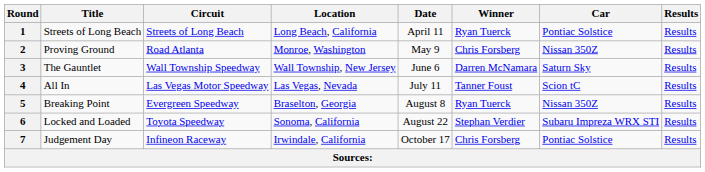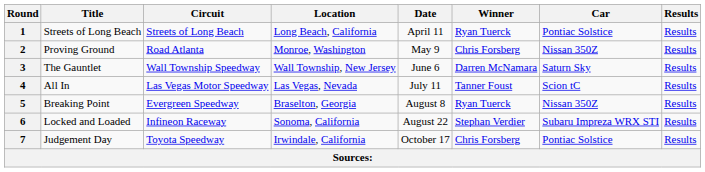(185, 122) Toyota Speedway -> (186, 122) Infineon Raceway
(186, 140) Infineon Raceway -> (185, 140) Toyota Speedway
